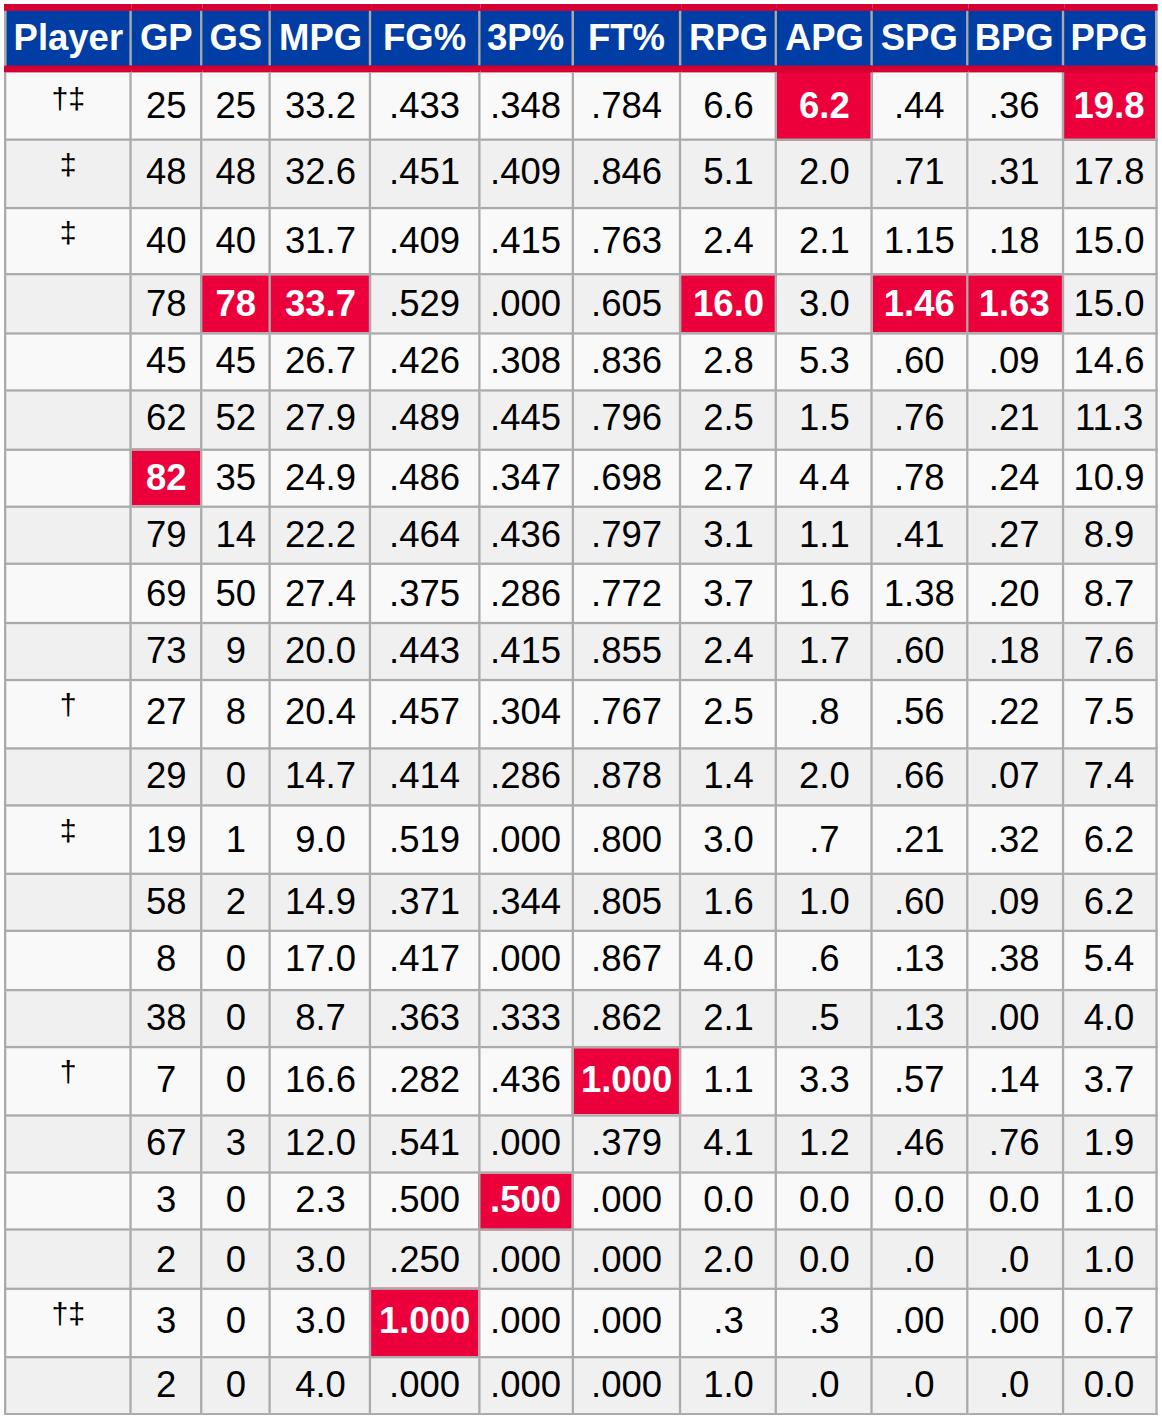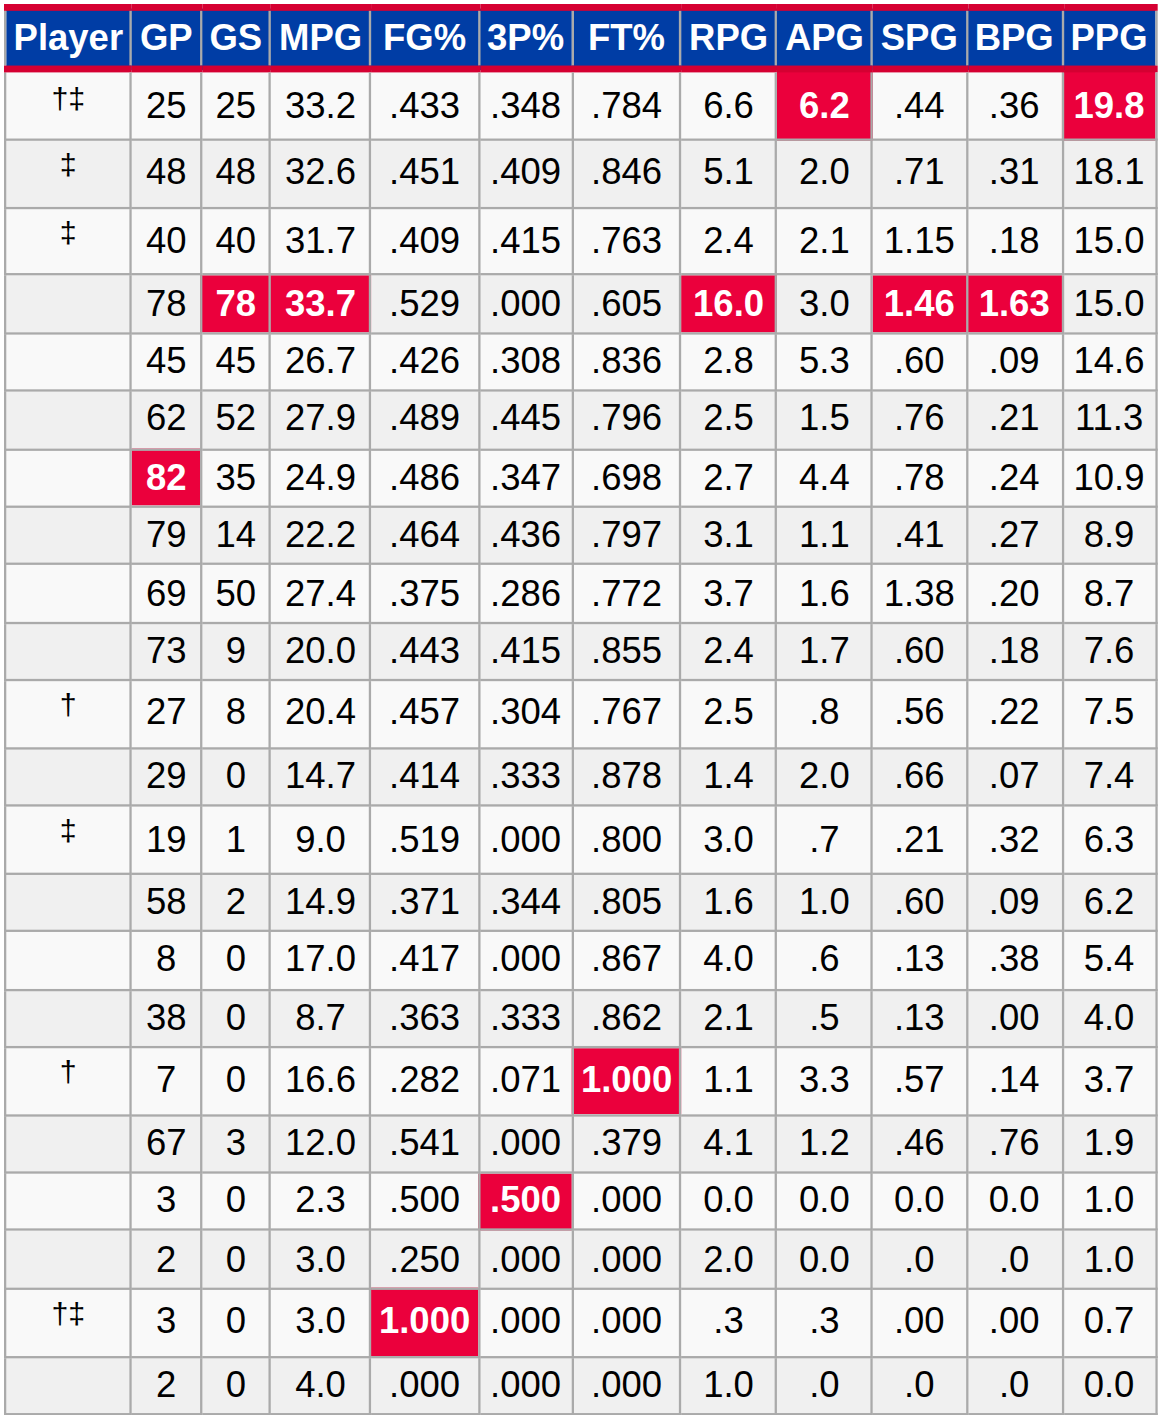(1109, 173) 17.8 -> (1109, 173) 18.1
(526, 776) .286 -> (526, 776) .333
(1109, 839) 6.2 -> (1109, 839) 6.3
(526, 1080) .436 -> (526, 1080) .071
